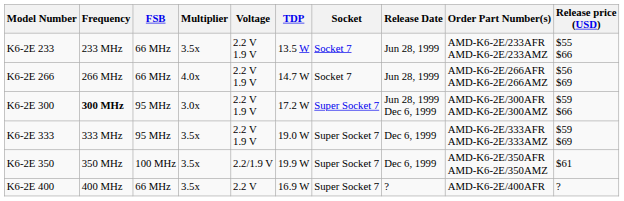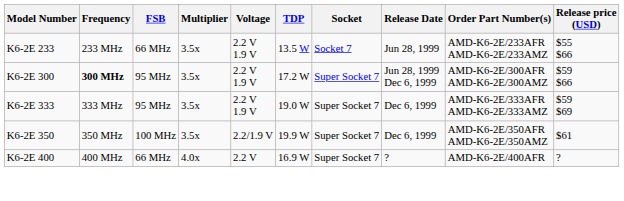- row: (30, 77)
(190, 106) 3.0x -> (190, 77) 3.5x
(190, 187) 3.5x -> (190, 158) 4.0x
